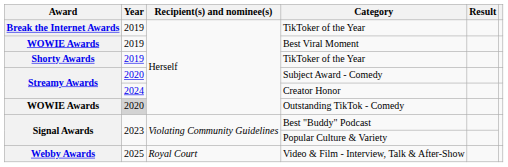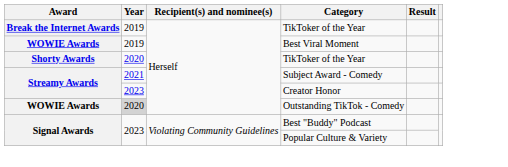(134, 59) 2019 -> (134, 59) 2020
(134, 75) 2020 -> (134, 75) 2021
(134, 91) 2024 -> (134, 91) 2023
- row: (63, 153)
